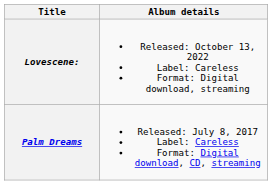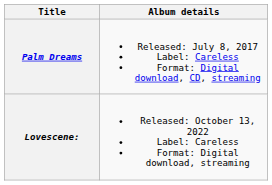rows swapped: (52, 142) <-> (52, 62)
